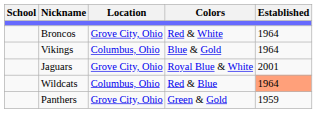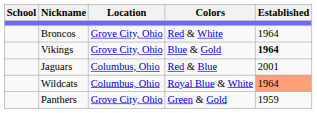(125, 50) Columbus, Ohio -> (127, 50) Grove City, Ohio
(268, 50) normal -> (268, 50) bold
(127, 67) Grove City, Ohio -> (125, 67) Columbus, Ohio
(210, 67) Royal Blue & White -> (192, 67) Red & Blue
(192, 83) Red & Blue -> (210, 83) Royal Blue & White
